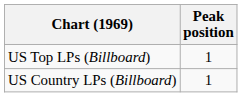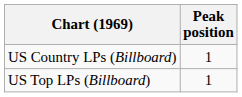rows swapped: (79, 56) <-> (92, 80)
